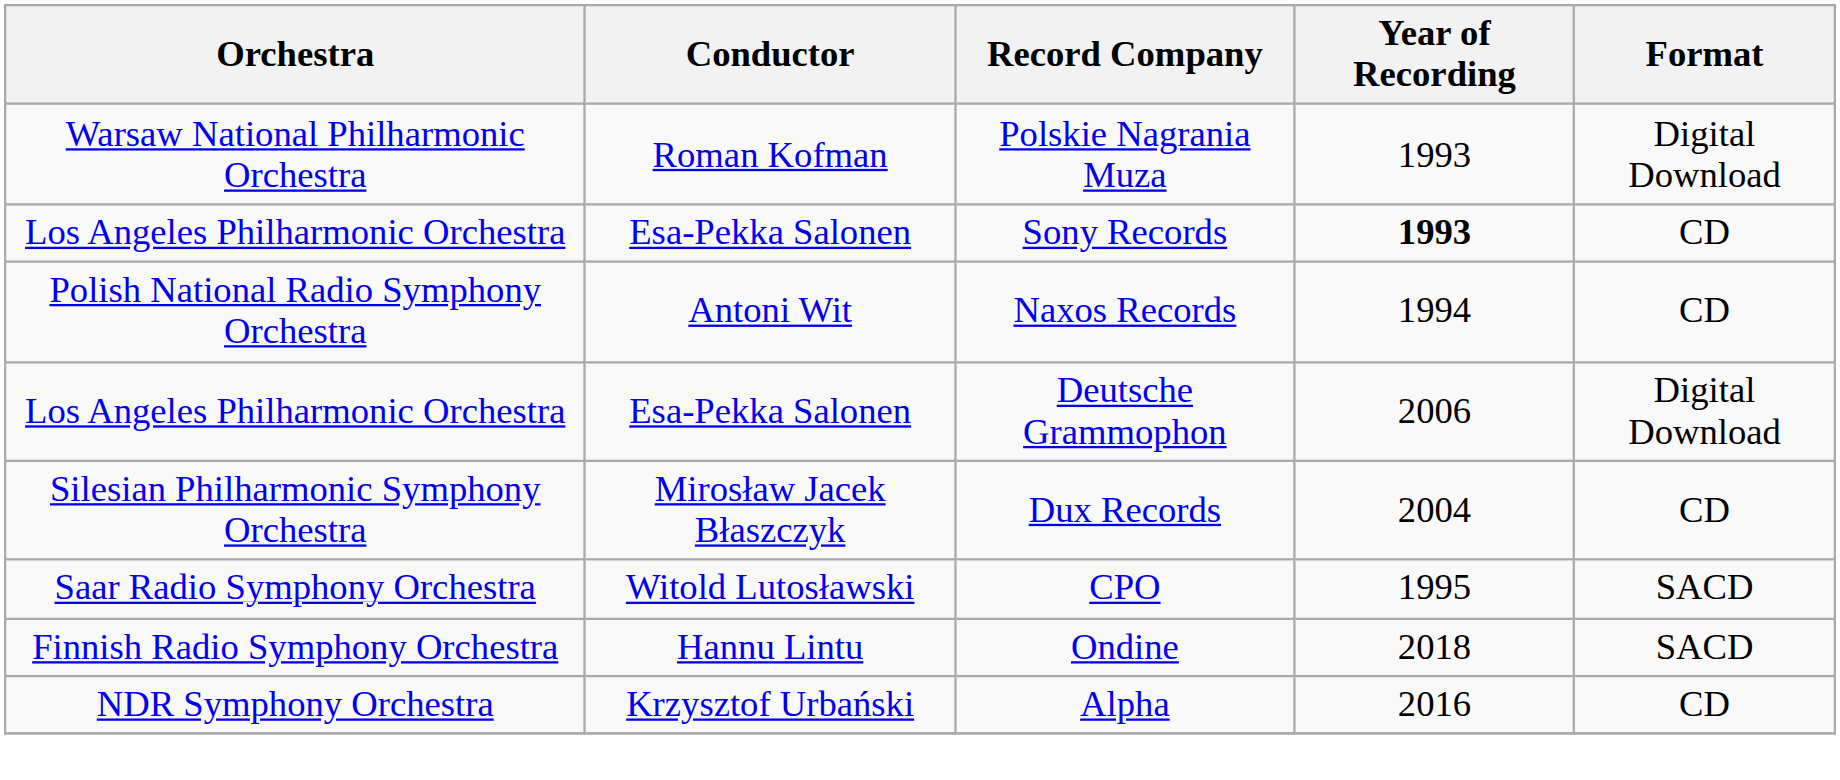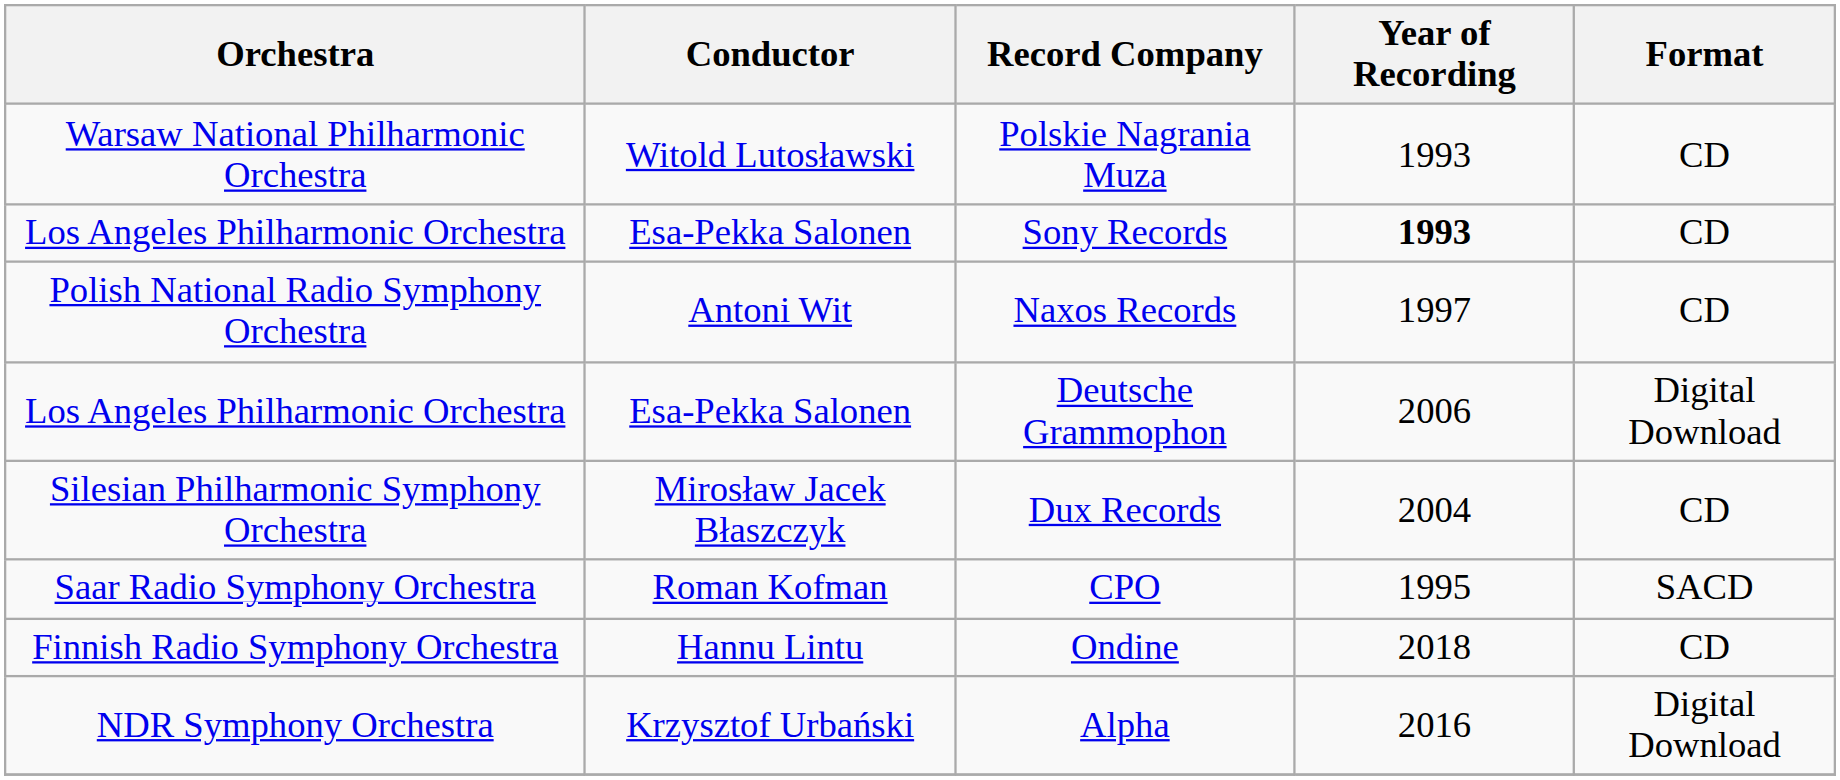(770, 153) Roman Kofman -> (770, 153) Witold Lutosławski
(1705, 153) Digital Download -> (1705, 153) CD
(1434, 310) 1994 -> (1434, 310) 1997
(770, 588) Witold Lutosławski -> (770, 588) Roman Kofman
(1705, 646) SACD -> (1705, 646) CD
(1705, 704) CD -> (1705, 725) Digital Download
